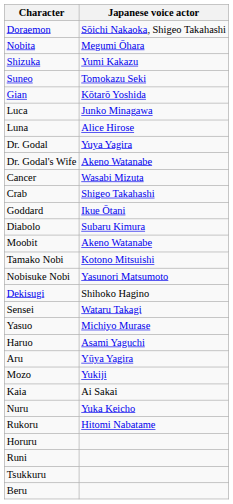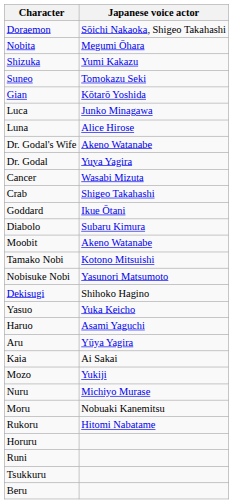rows swapped: (27, 144) <-> (42, 161)
- row: (20, 309)
(116, 326) Michiyo Murase -> (108, 309) Yuka Keicho
rows swapped: (19, 375) <-> (17, 392)
(108, 408) Yuka Keicho -> (116, 392) Michiyo Murase
+ row: (18, 408)
